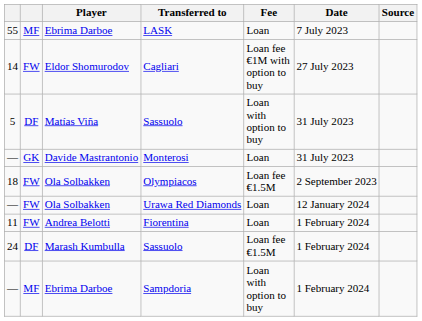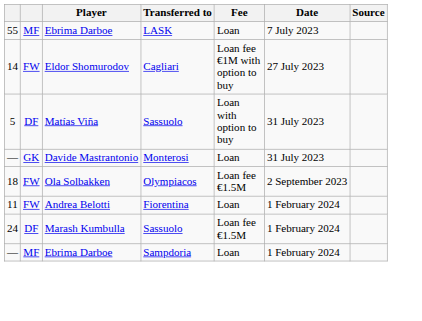- row: (12, 205)
(266, 288) Loan with option to buy -> (228, 252) Loan
